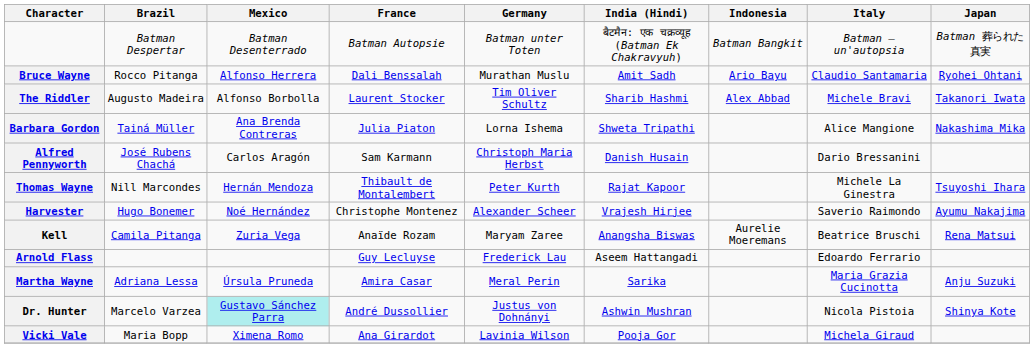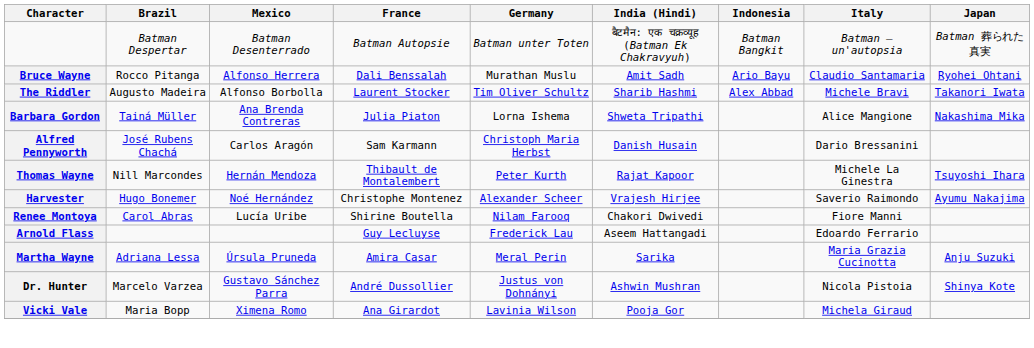- row: (55, 234)
+ row: (55, 216)
(268, 311) paleturquoise background -> (271, 287) no background
